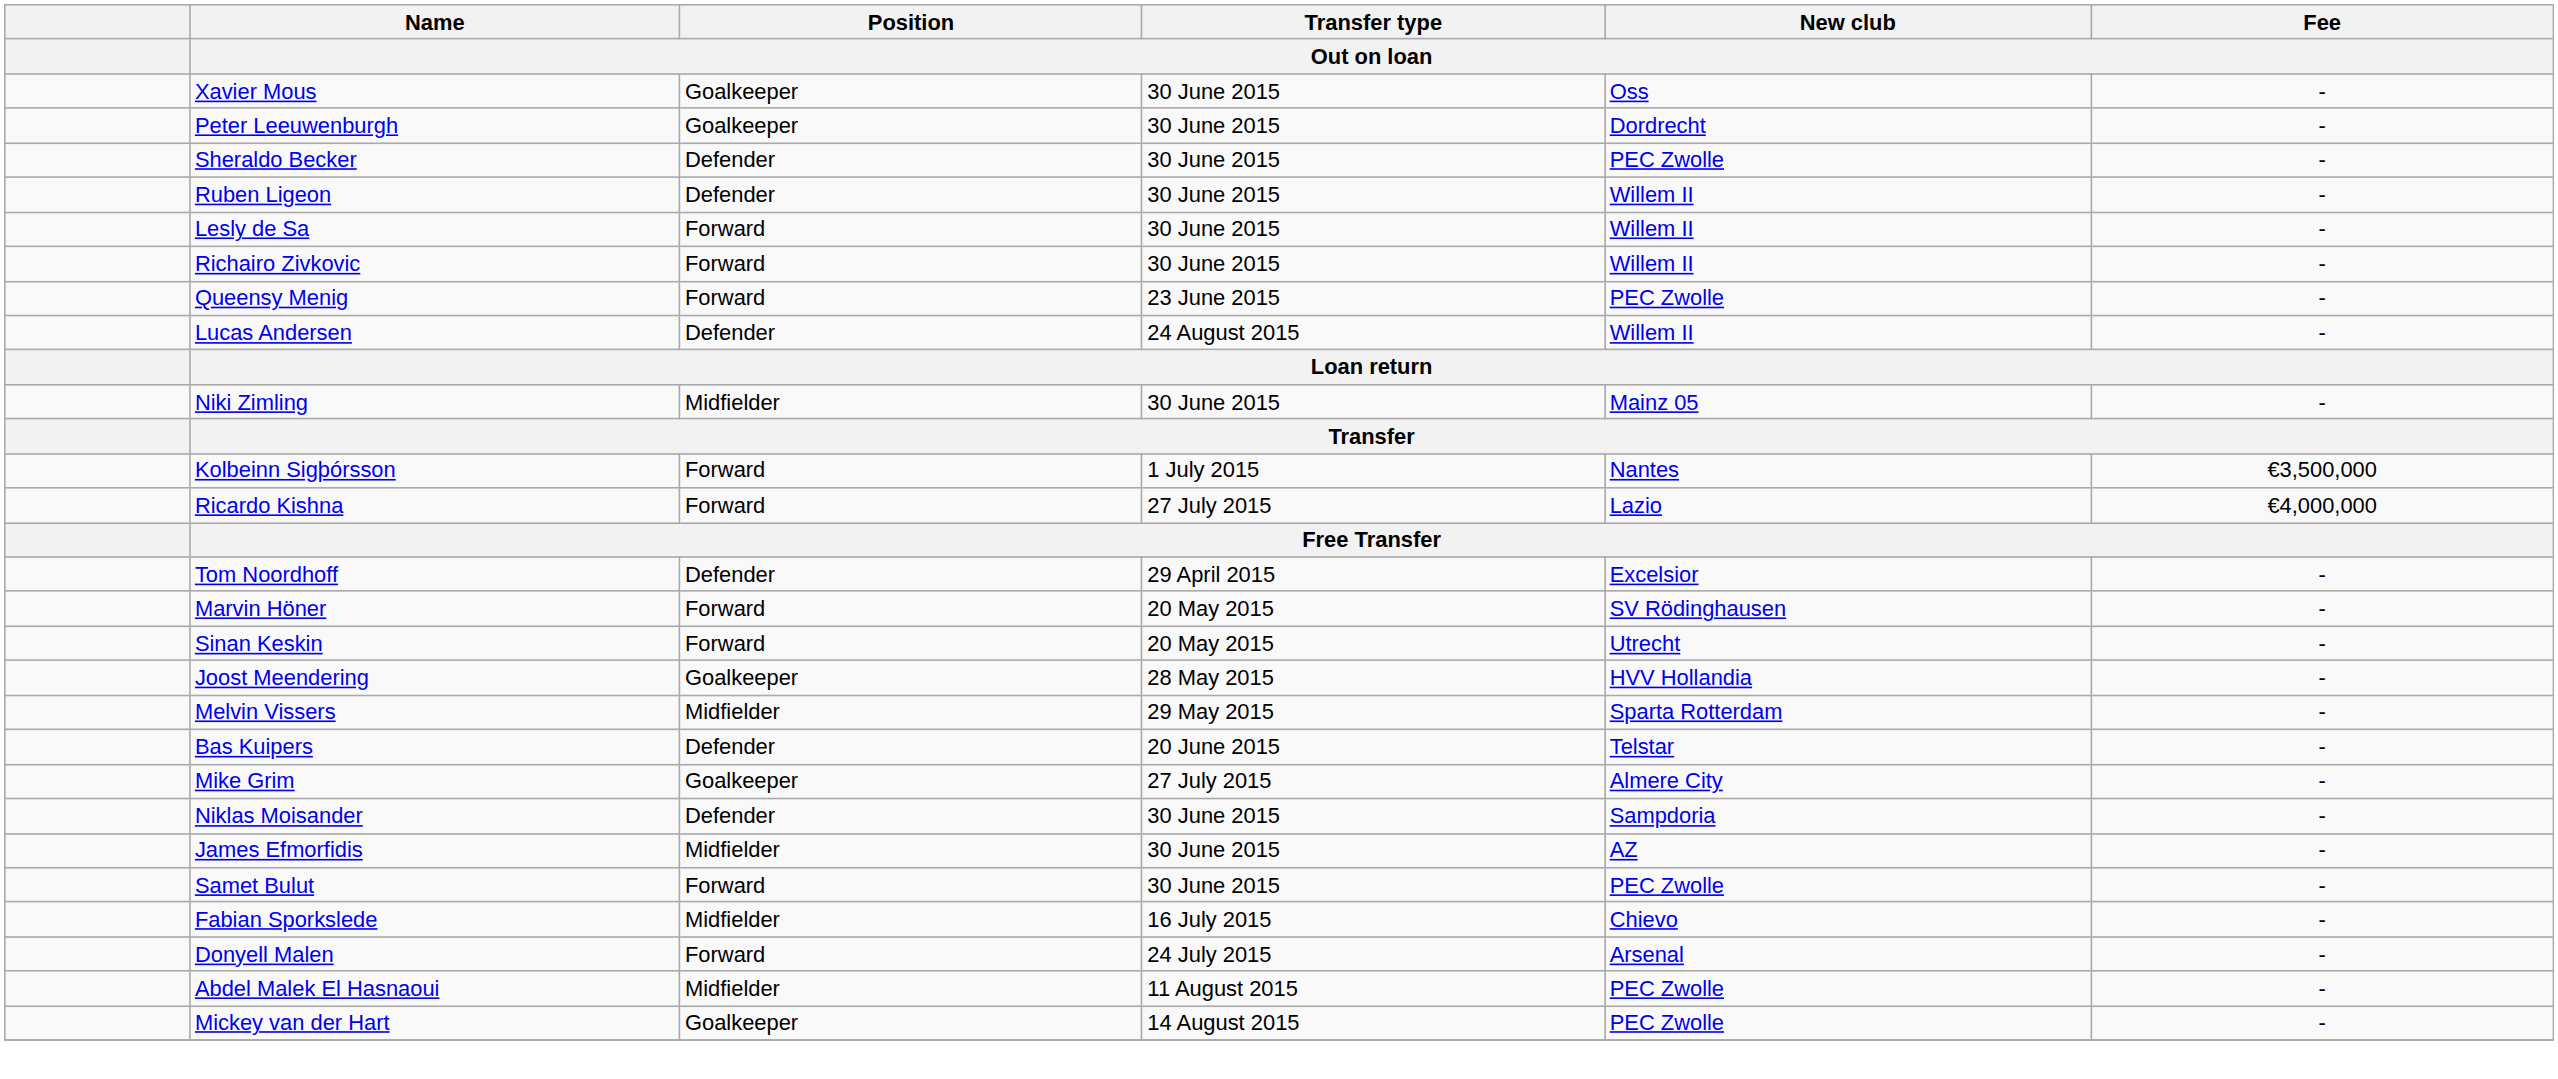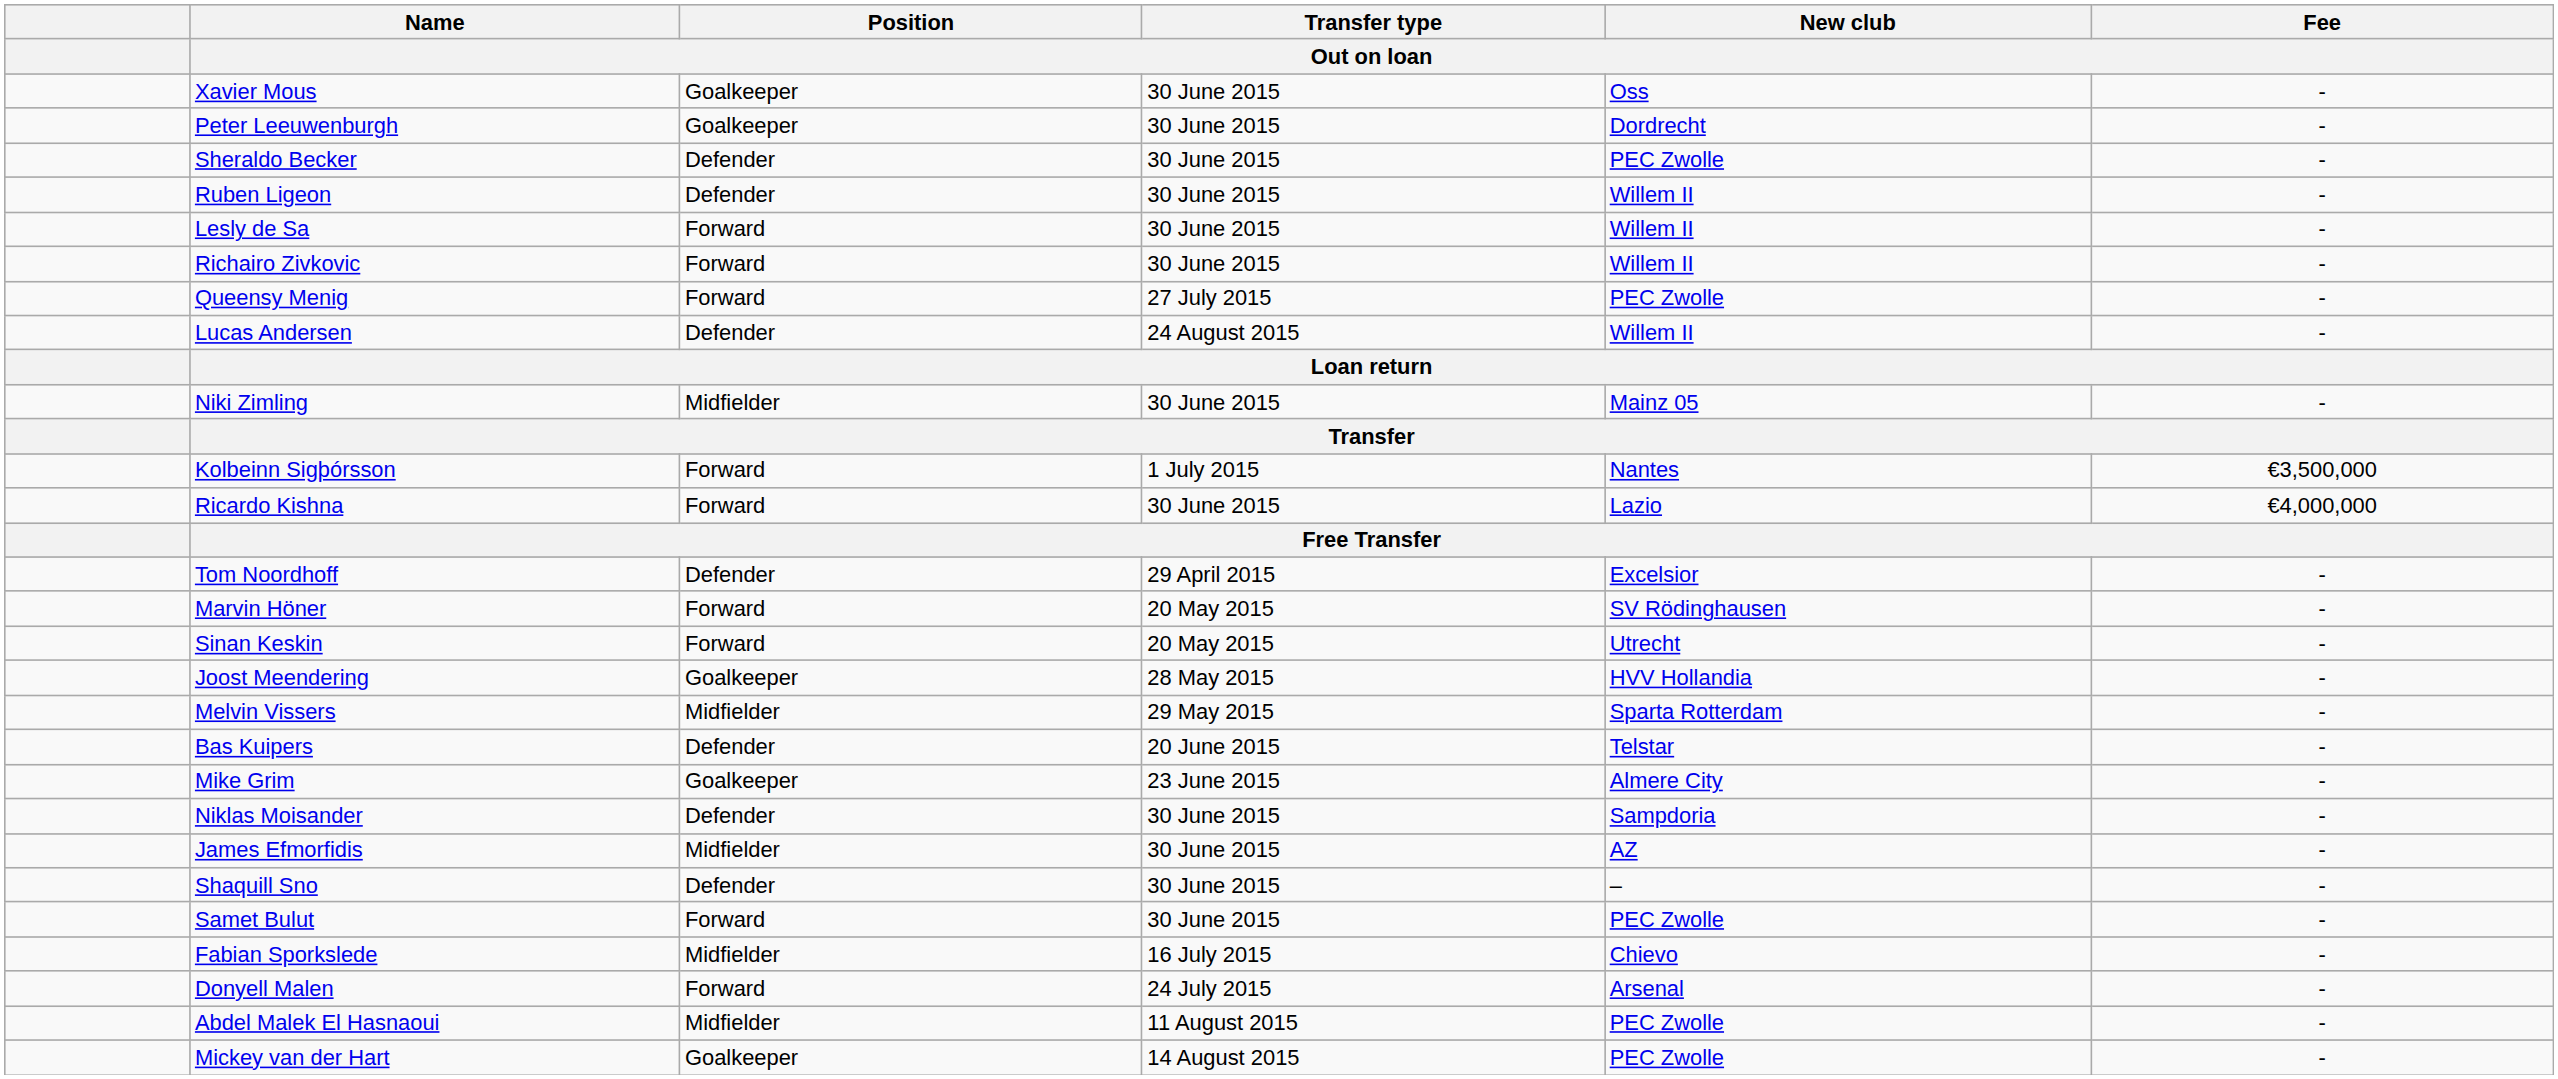(1214, 298) 23 June 2015 -> (1209, 298) 27 July 2015
(1209, 505) 27 July 2015 -> (1214, 505) 30 June 2015
(1209, 781) 27 July 2015 -> (1214, 781) 23 June 2015
+ row: (256, 885)
